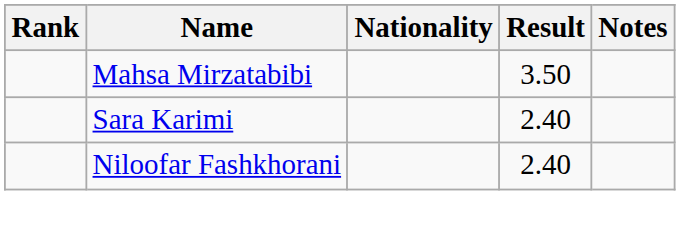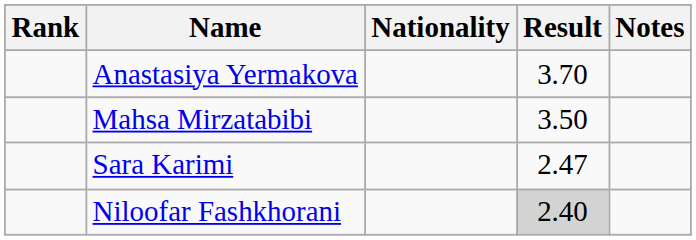+ row: (225, 73)
(546, 119) 2.40 -> (562, 165) 2.47
(546, 165) no background -> (562, 211) lightgrey background
